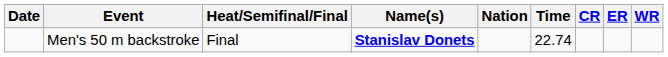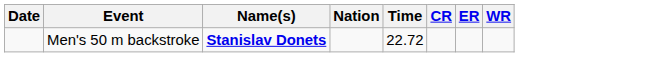- column: (277, 16)
(553, 39) 22.74 -> (405, 39) 22.72
